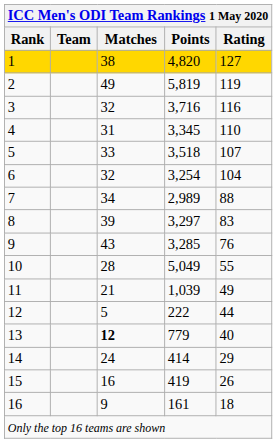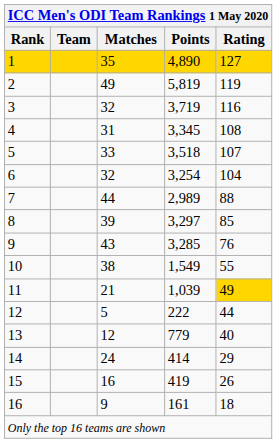(108, 61) 38 -> (108, 61) 35
(184, 61) 4,820 -> (184, 61) 4,890
(184, 107) 3,716 -> (184, 107) 3,719
(230, 130) 110 -> (230, 130) 108
(108, 198) 34 -> (108, 198) 44
(227, 221) 83 -> (227, 221) 85
(108, 267) 28 -> (108, 267) 38
(184, 267) 5,049 -> (184, 267) 1,549
(227, 289) no background -> (227, 289) gold background
(108, 335) bold -> (108, 335) normal
